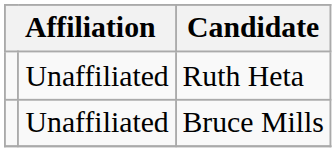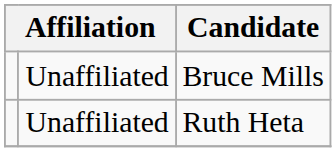rows swapped: (243, 75) <-> (253, 122)
